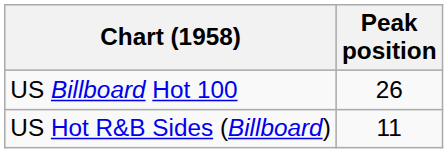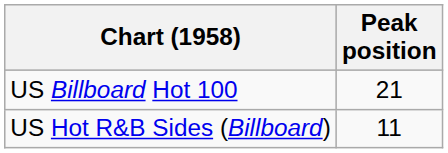(389, 89) 26 -> (389, 89) 21
